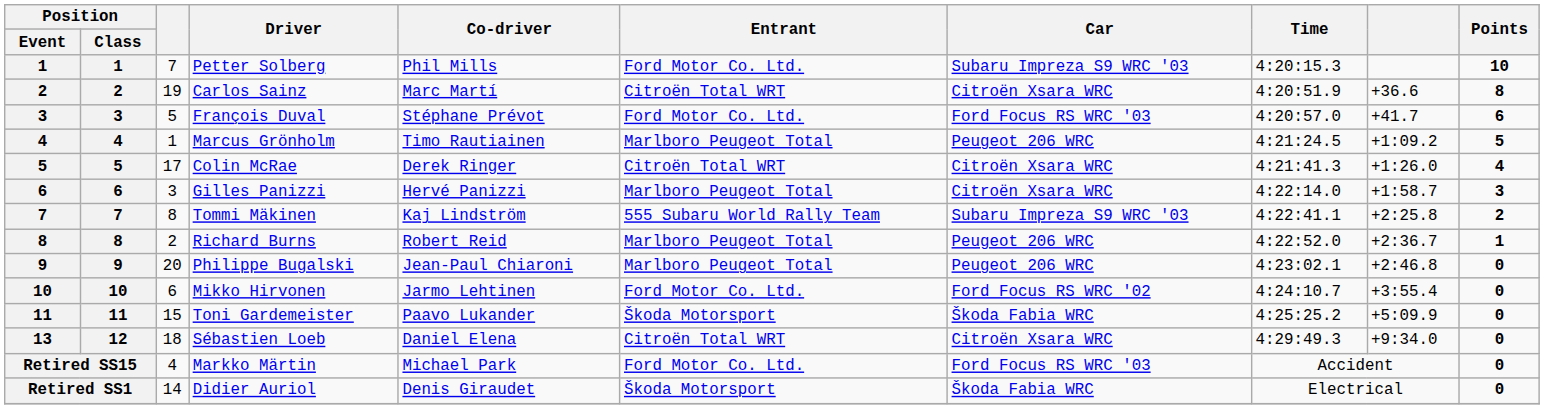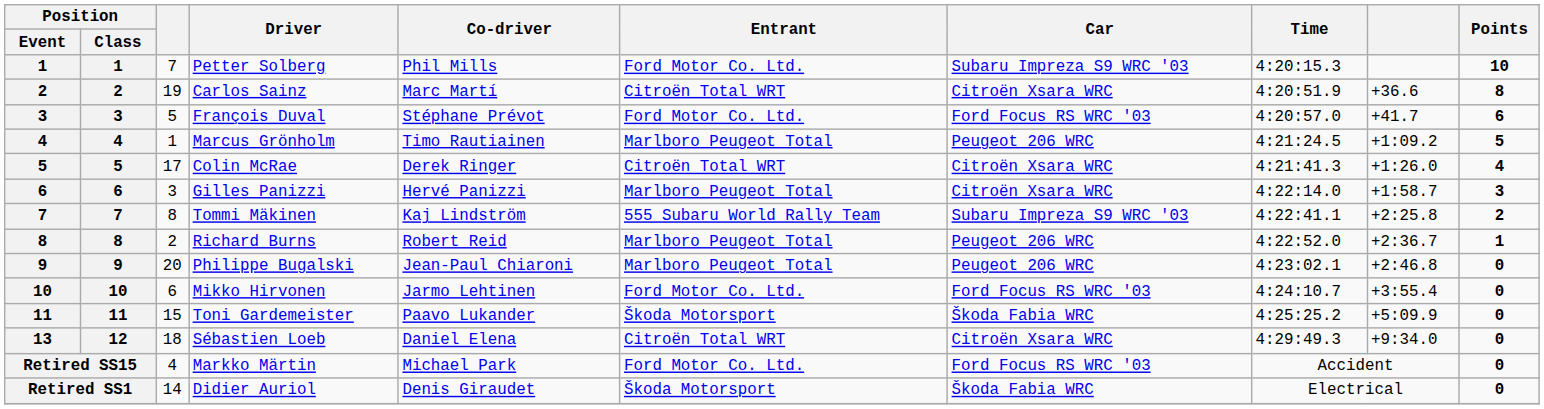(1051, 291) Ford Focus RS WRC '02 -> (1051, 291) Ford Focus RS WRC '03
